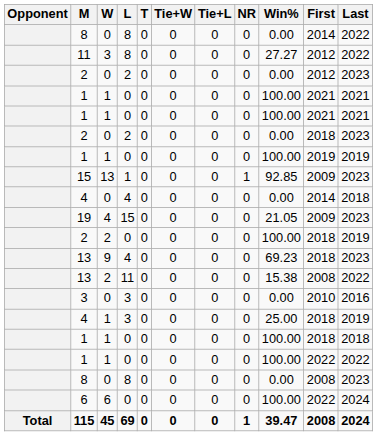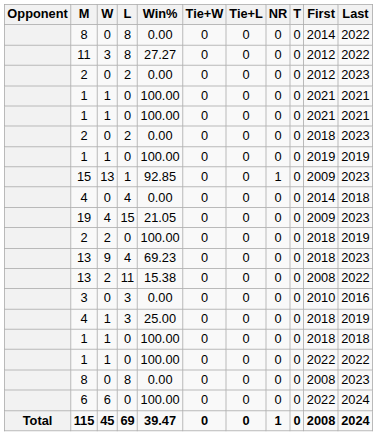columns swapped: (144, 14) <-> (281, 14)
